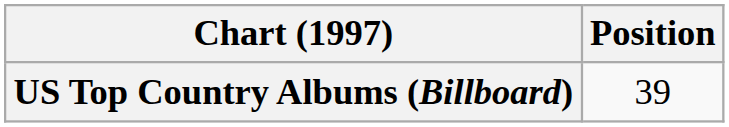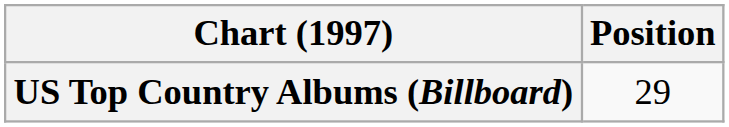(653, 91) 39 -> (653, 91) 29
